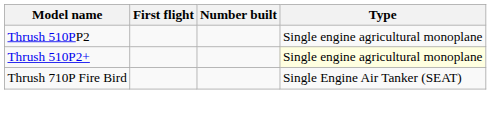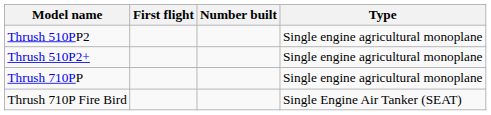(383, 57) lightyellow background -> (383, 57) no background
+ row: (45, 78)
